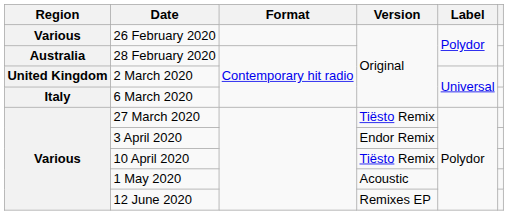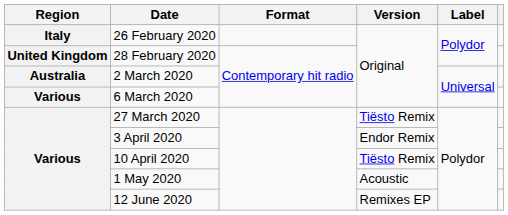(57, 35) Various -> (57, 35) Italy
(57, 55) Australia -> (57, 55) United Kingdom
(57, 76) United Kingdom -> (57, 76) Australia
(57, 96) Italy -> (57, 96) Various
